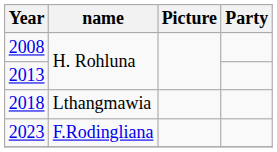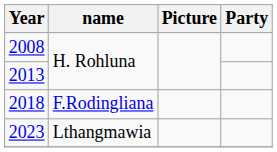(102, 103) Lthangmawia -> (103, 103) F.Rodingliana
(103, 132) F.Rodingliana -> (102, 132) Lthangmawia
